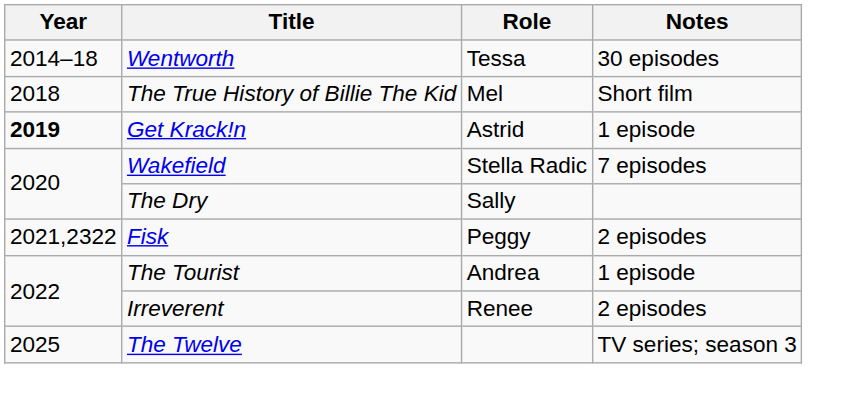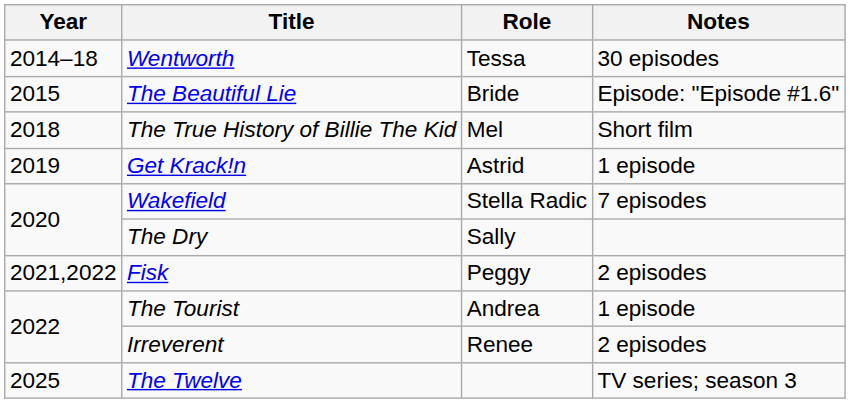+ row: (212, 93)
(35, 129) bold -> (35, 165) normal
(63, 237) 2021,2322 -> (63, 272) 2021,2022
